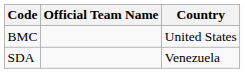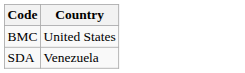- column: (101, 15)
